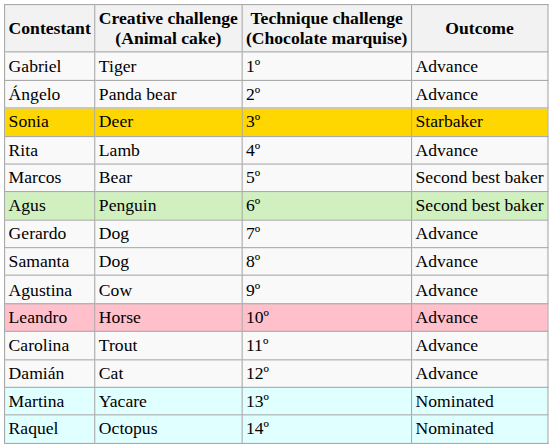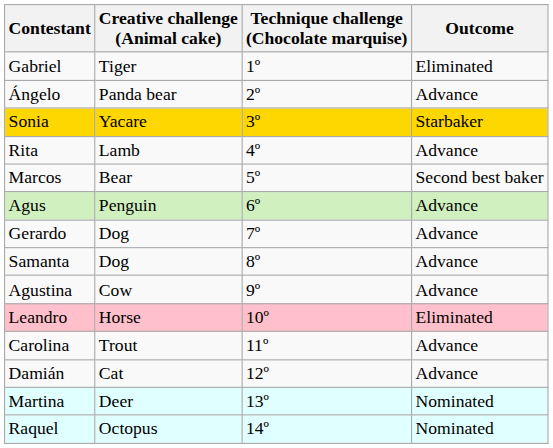(447, 66) Advance -> (454, 66) Eliminated
(116, 121) Deer -> (123, 121) Yacare
(480, 205) Second best baker -> (447, 205) Advance
(447, 317) Advance -> (454, 317) Eliminated
(123, 401) Yacare -> (116, 401) Deer
